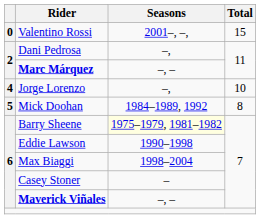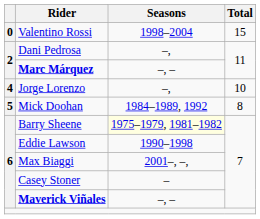(166, 32) 2001–, –, -> (166, 32) 1998–2004
(166, 161) 1998–2004 -> (166, 161) 2001–, –,
